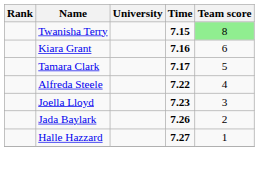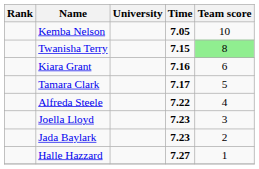+ row: (72, 31)
(180, 119) 7.26 -> (180, 137) 7.23
